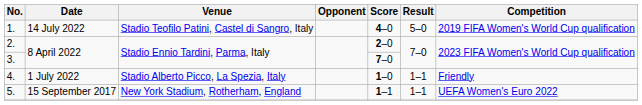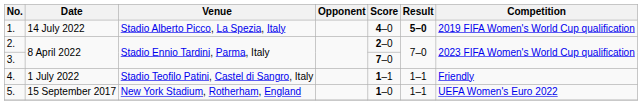(217, 28) Stadio Teofilo Patini, Castel di Sangro, Italy -> (203, 28) Stadio Alberto Picco, La Spezia, Italy
(418, 28) normal -> (418, 28) bold
(203, 76) Stadio Alberto Picco, La Spezia, Italy -> (217, 76) Stadio Teofilo Patini, Castel di Sangro, Italy
(384, 76) 1–0 -> (384, 76) 1–1
(384, 92) 1–1 -> (384, 92) 1–0
